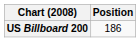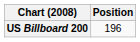(113, 28) 186 -> (113, 28) 196
